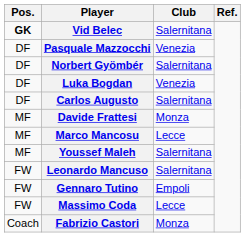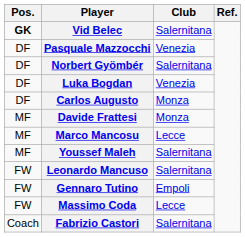(184, 100) Salernitana -> (172, 100) Monza
(172, 223) Monza -> (184, 223) Salernitana
